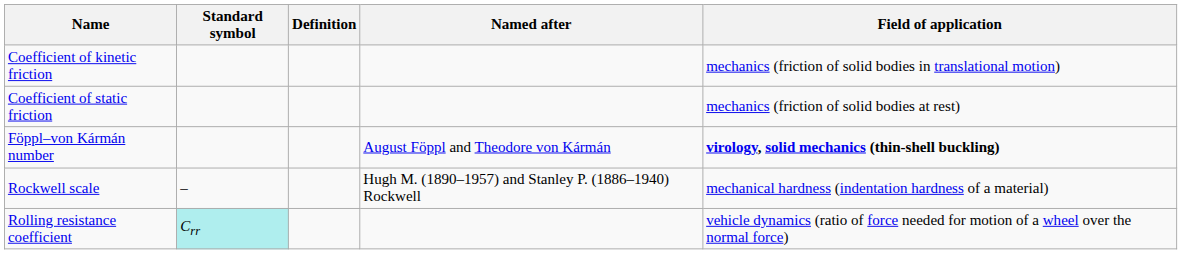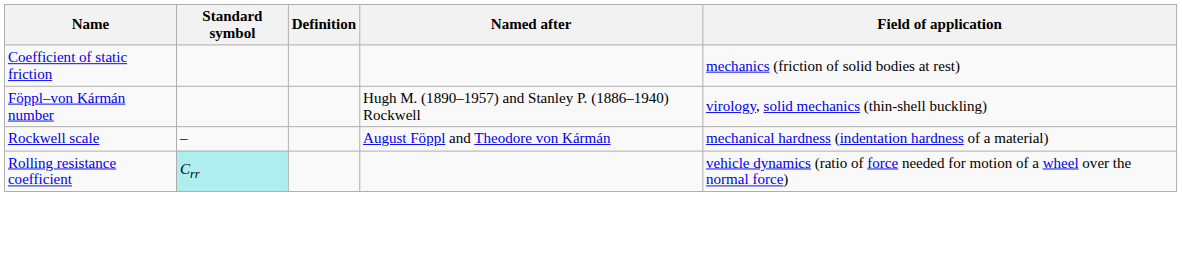- row: (72, 65)
(487, 147) August Föppl and Theodore von Kármán -> (516, 106) Hugh M. (1890–1957) and Stanley P. (1886–1940) Rockwell
(853, 147) bold -> (847, 106) normal
(516, 187) Hugh M. (1890–1957) and Stanley P. (1886–1940) Rockwell -> (487, 138) August Föppl and Theodore von Kármán
